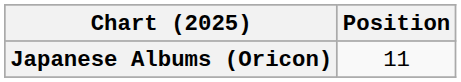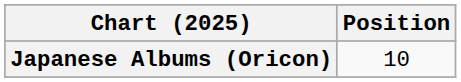(397, 60) 11 -> (397, 60) 10
